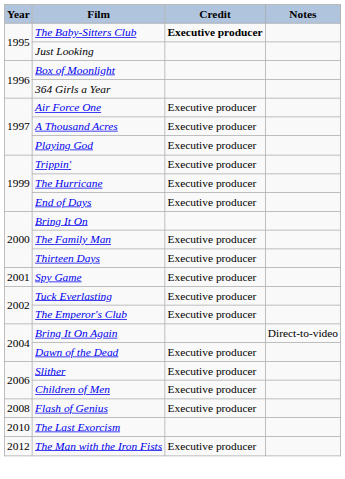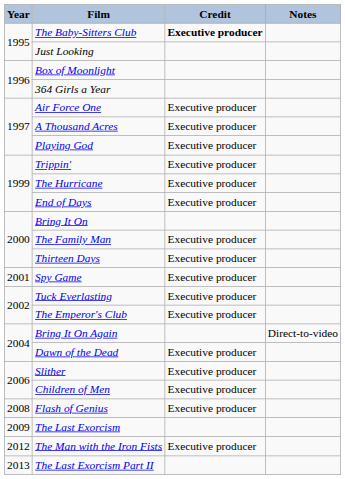(18, 427) 2010 -> (18, 427) 2009
+ row: (94, 465)
